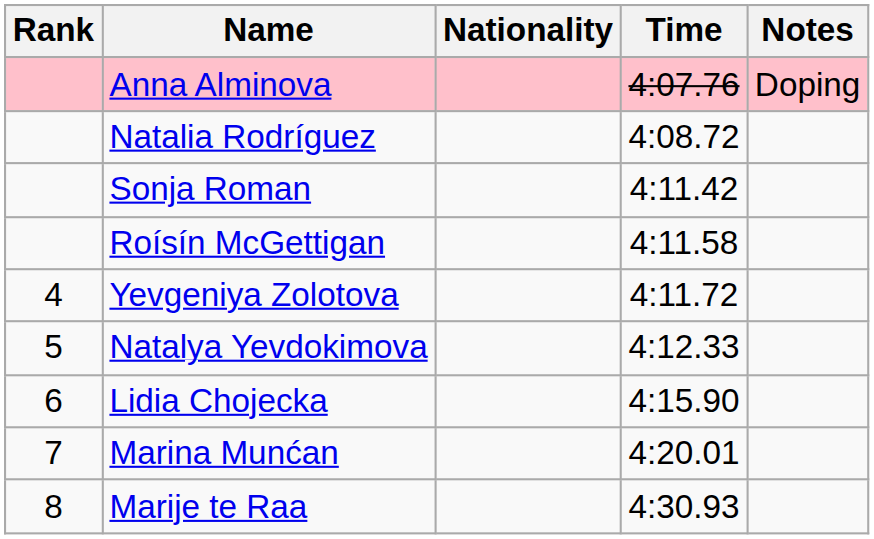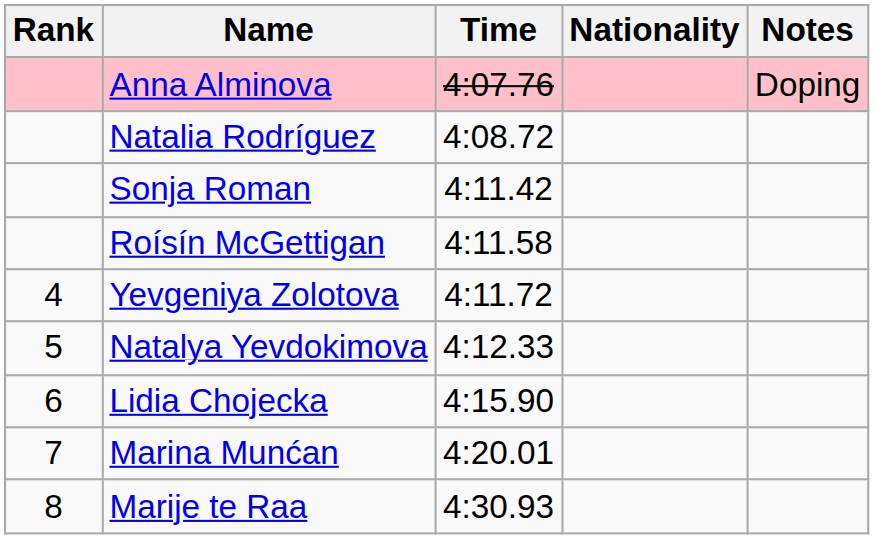columns swapped: (528, 30) <-> (684, 30)
